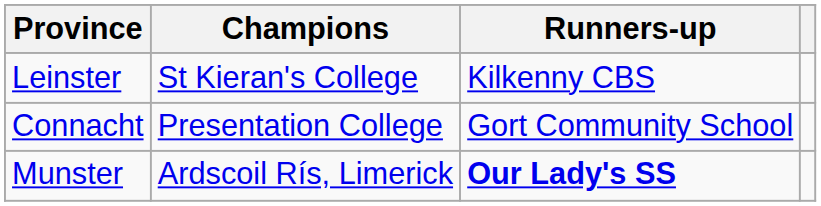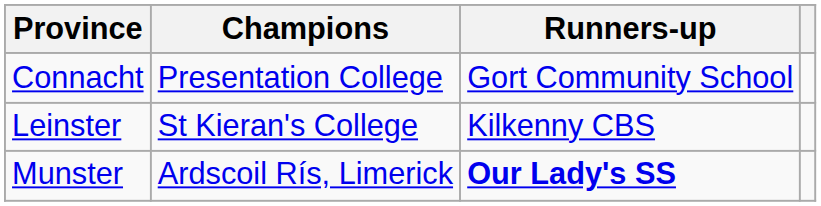rows swapped: (78, 126) <-> (67, 77)
